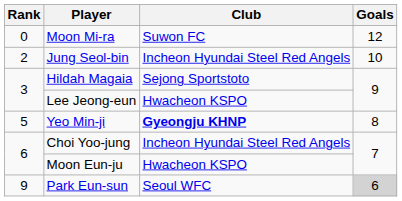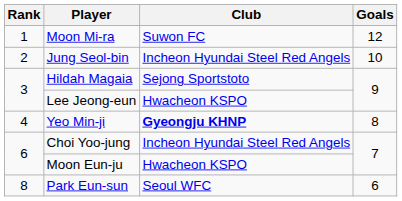(24, 36) 0 -> (24, 36) 1
(24, 121) 5 -> (24, 121) 4
(24, 185) 9 -> (24, 185) 8
(375, 185) lightgrey background -> (375, 185) no background
